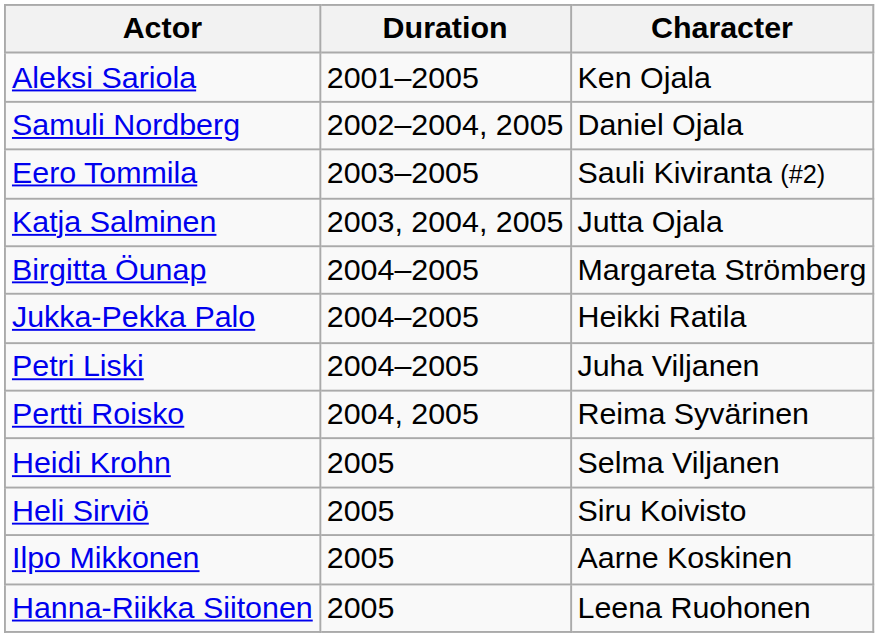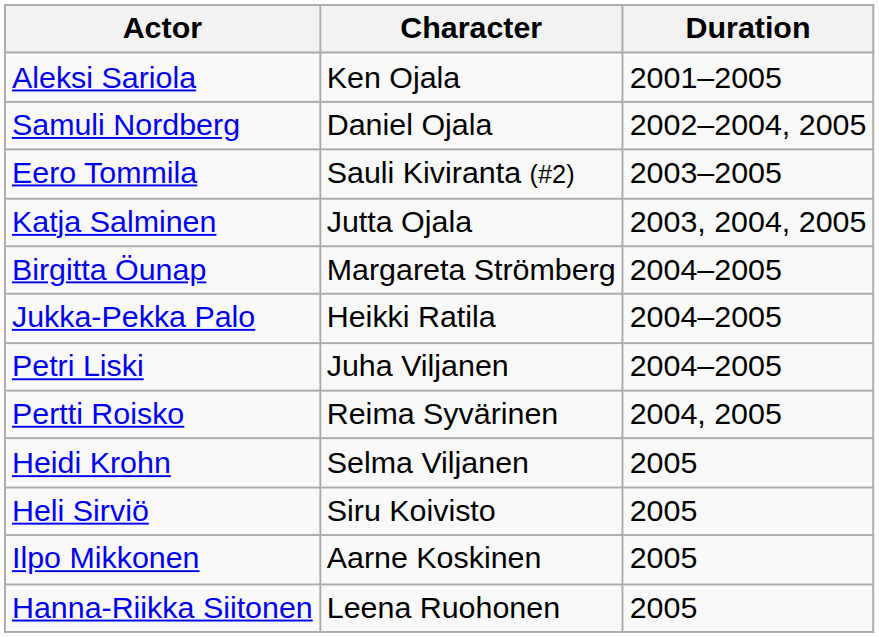columns swapped: (722, 28) <-> (445, 28)
